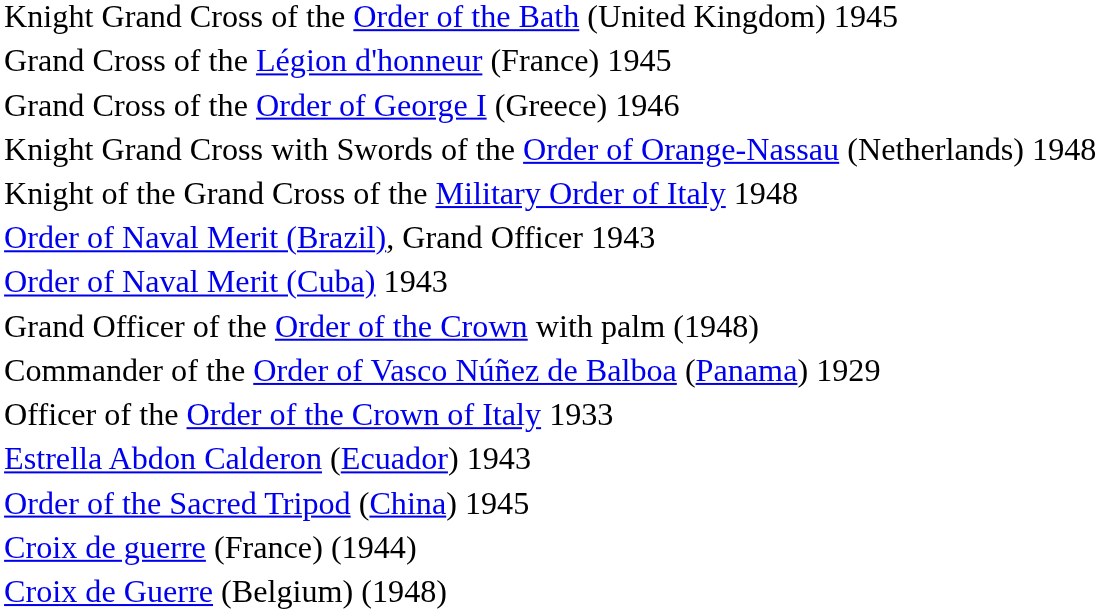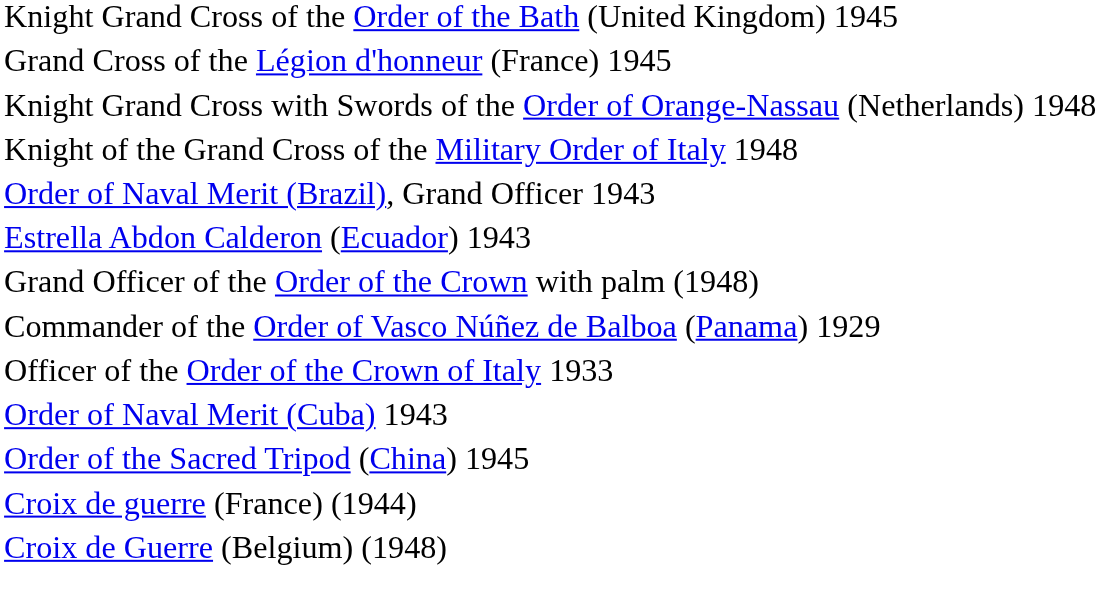- row: (342, 105)
rows swapped: (268, 458) <-> (226, 281)
